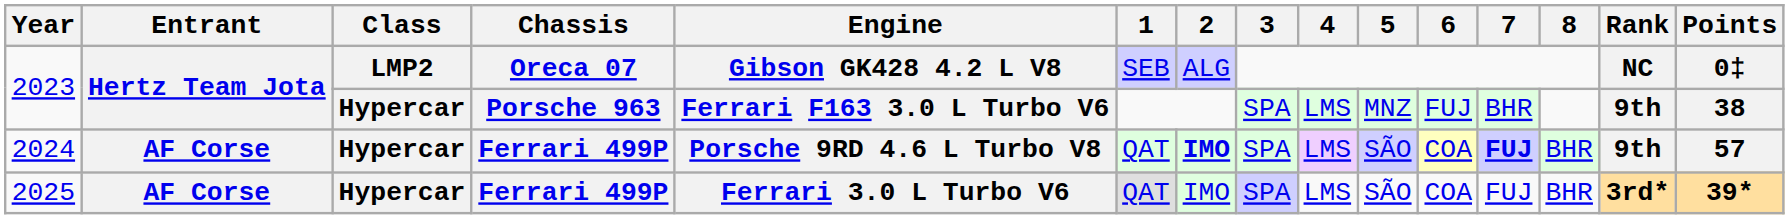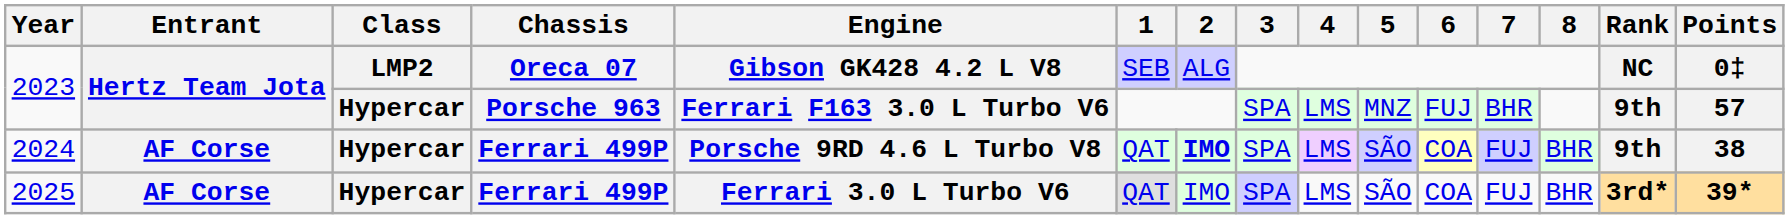(1730, 109) 38 -> (1730, 109) 57
(1509, 151) bold -> (1509, 151) normal
(1730, 151) 57 -> (1730, 151) 38
